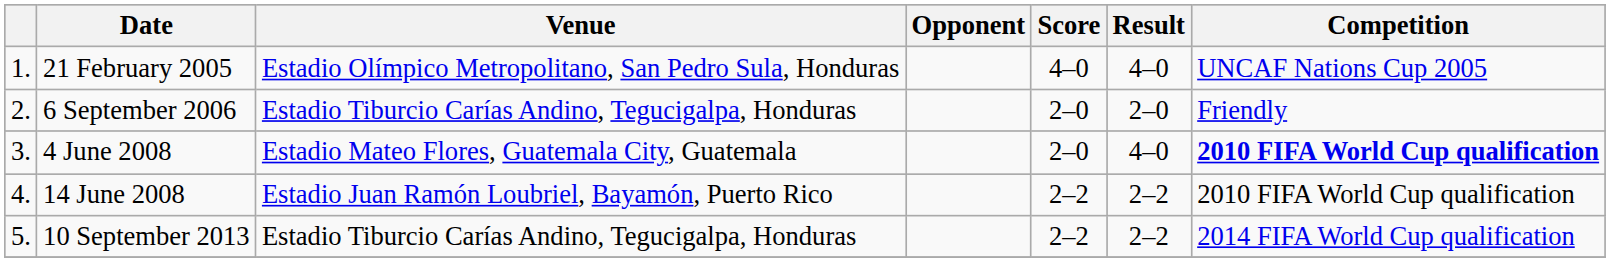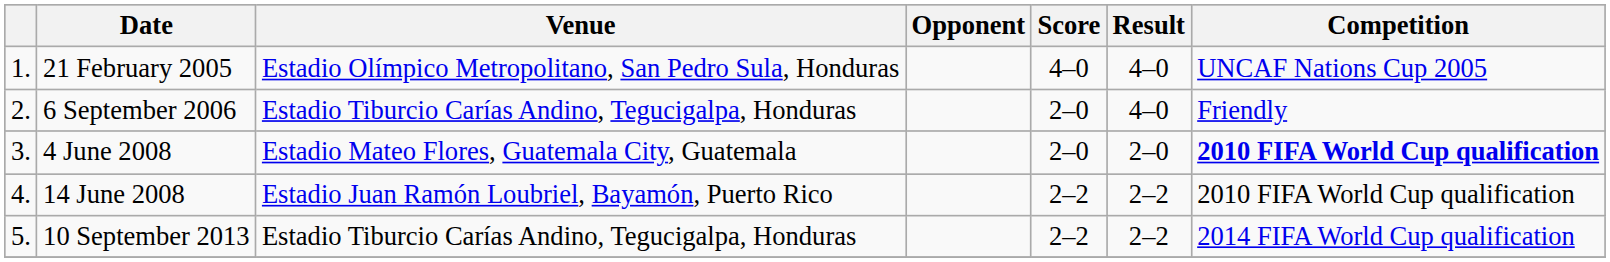(1149, 109) 2–0 -> (1149, 109) 4–0
(1149, 151) 4–0 -> (1149, 151) 2–0
